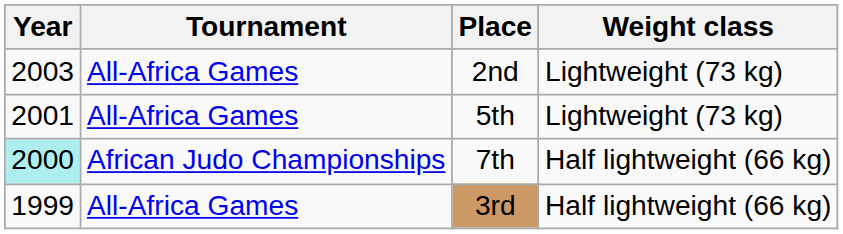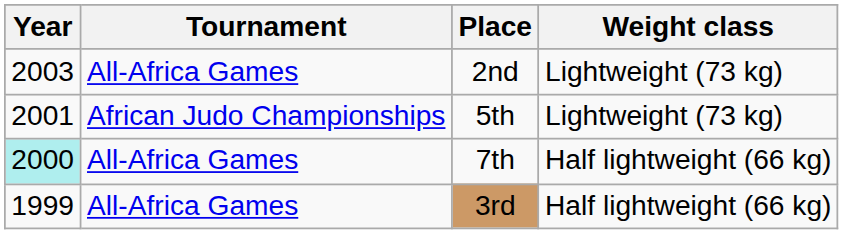(193, 116) All-Africa Games -> (266, 116) African Judo Championships
(266, 160) African Judo Championships -> (193, 160) All-Africa Games
